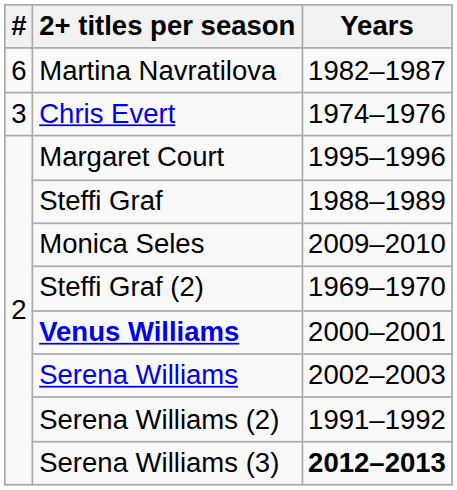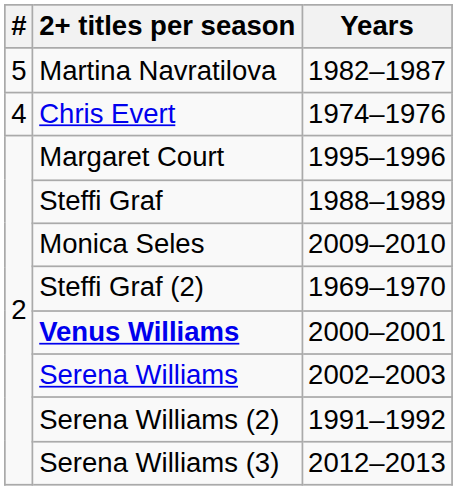(19, 69) 6 -> (19, 69) 5
(19, 113) 3 -> (19, 113) 4
(377, 462) bold -> (377, 462) normal
